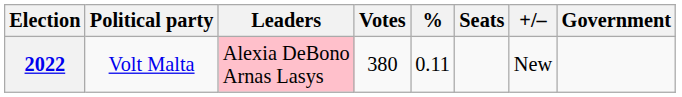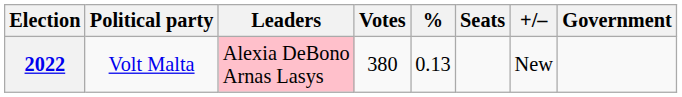(433, 64) 0.11 -> (433, 64) 0.13
